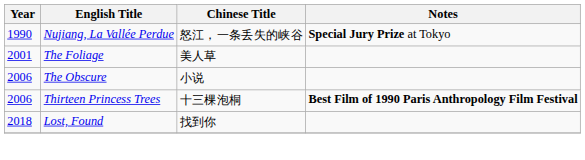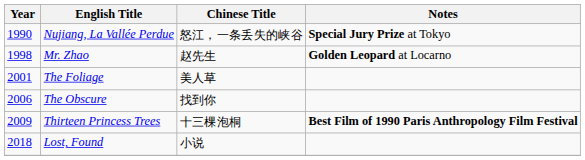+ row: (66, 55)
(192, 78) 小说 -> (198, 100) 找到你
(20, 99) 2006 -> (20, 121) 2009
(198, 121) 找到你 -> (192, 143) 小说
